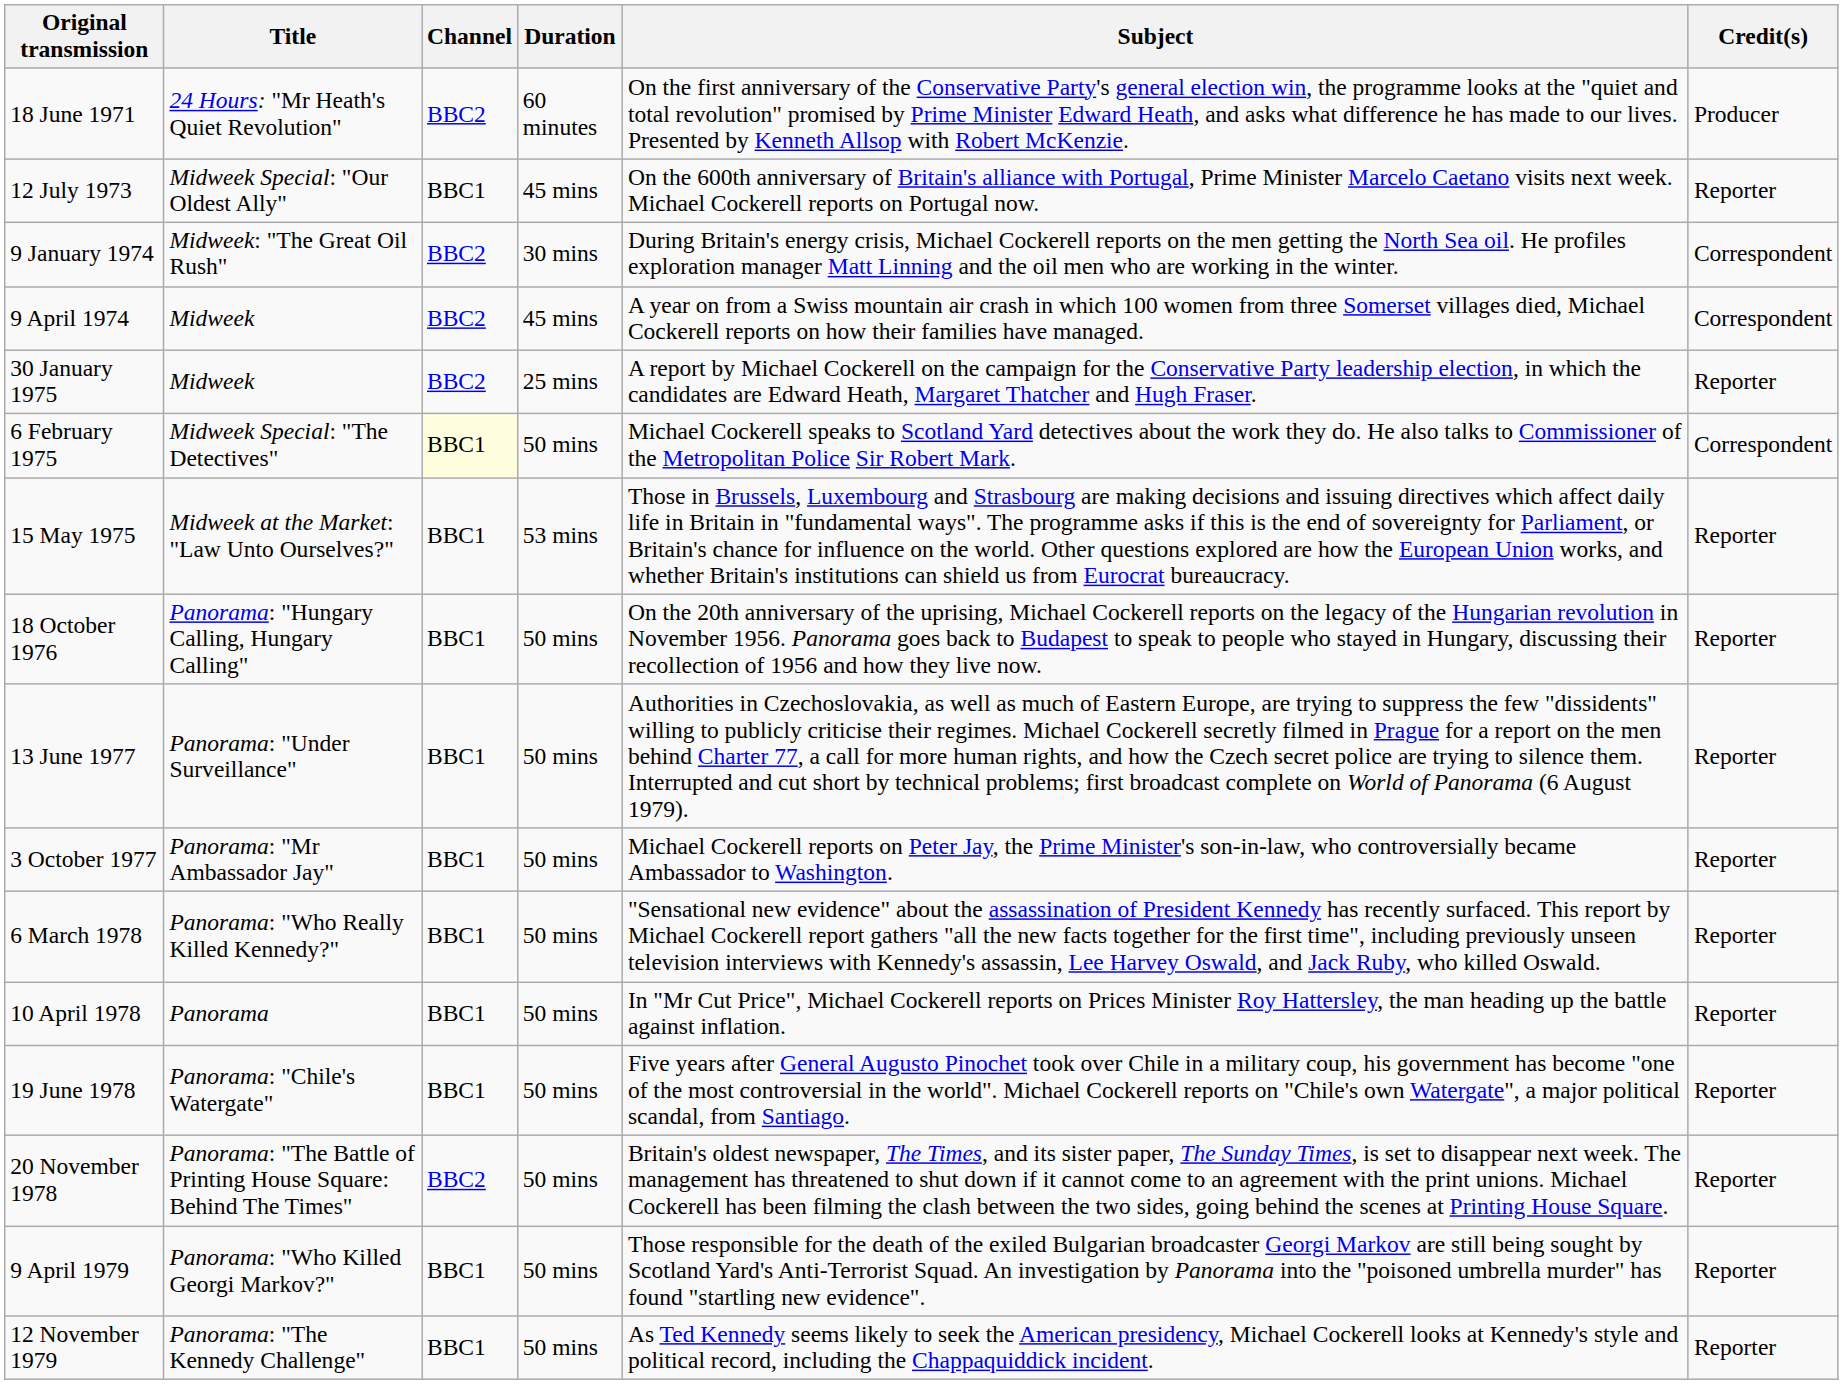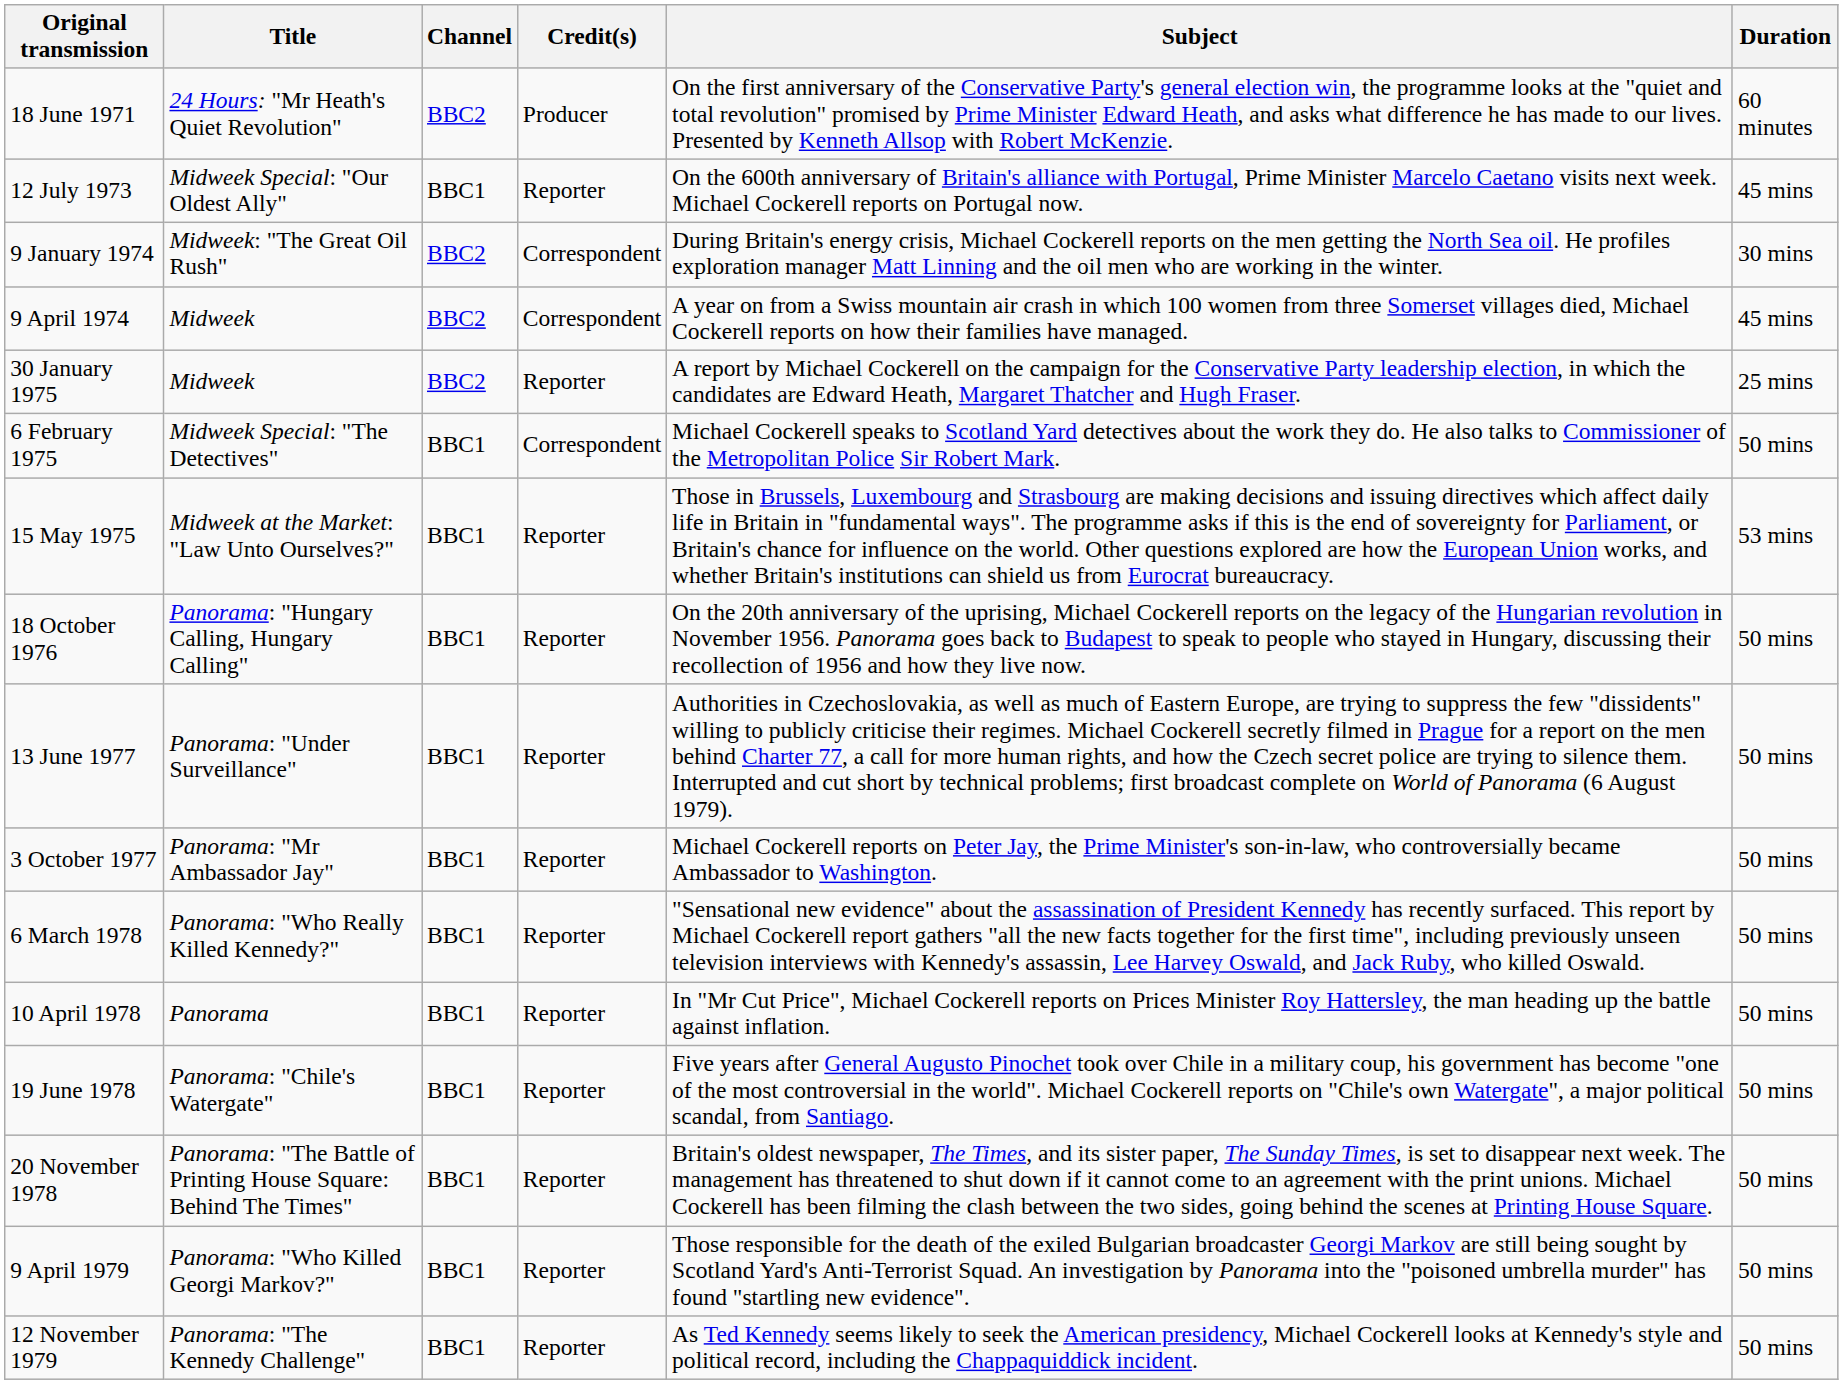columns swapped: (570, 36) <-> (1763, 36)
(456, 445) lightyellow background -> (456, 445) no background
(456, 1180) BBC2 -> (456, 1180) BBC1
